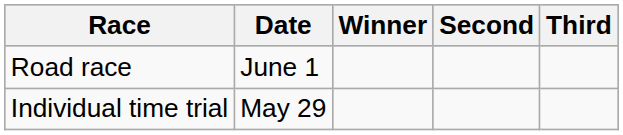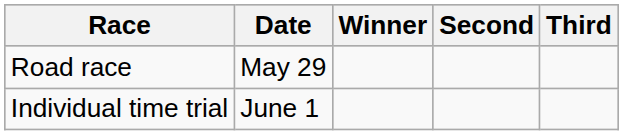(280, 66) June 1 -> (283, 66) May 29
(283, 108) May 29 -> (280, 108) June 1
